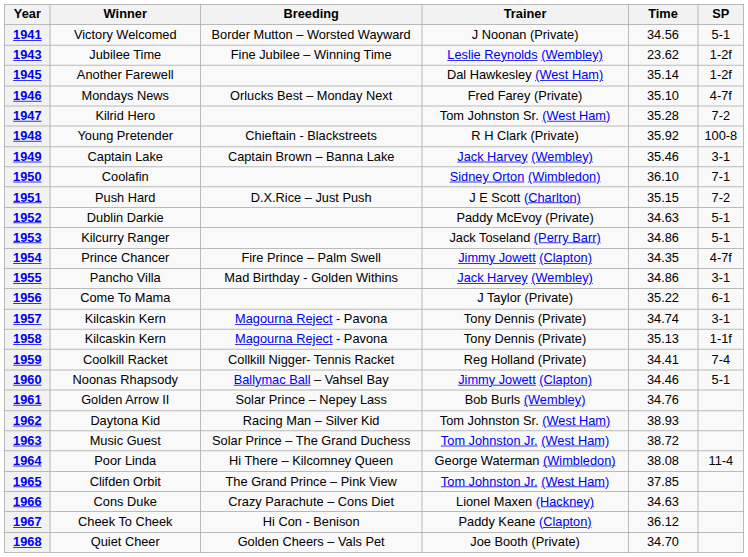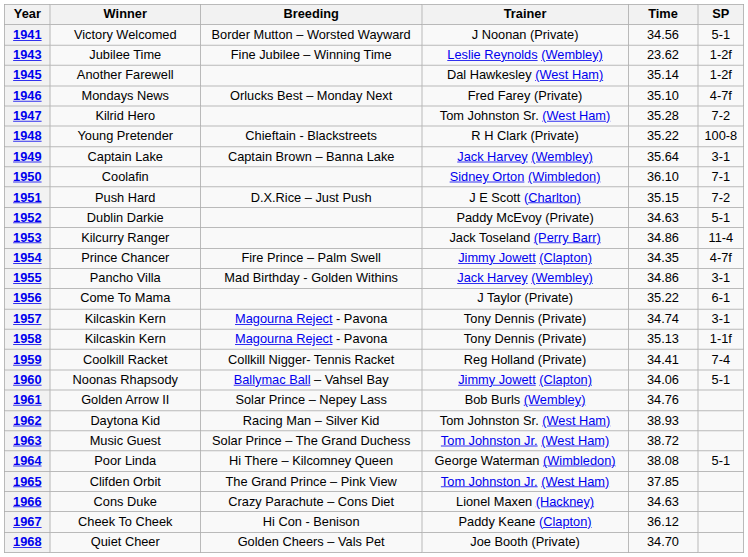(663, 136) 35.92 -> (663, 136) 35.22
(663, 156) 35.46 -> (663, 156) 35.64
(721, 237) 5-1 -> (721, 237) 11-4
(663, 380) 34.46 -> (663, 380) 34.06
(721, 461) 11-4 -> (721, 461) 5-1
